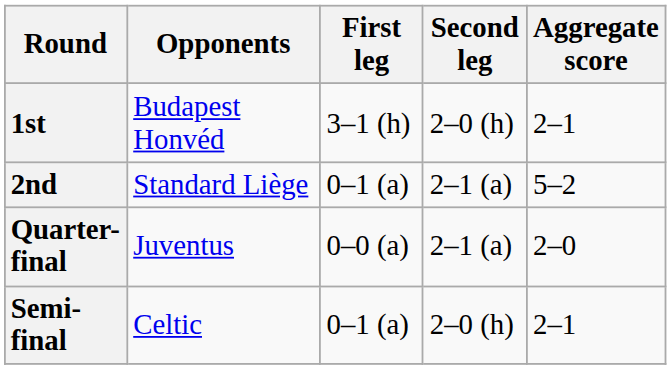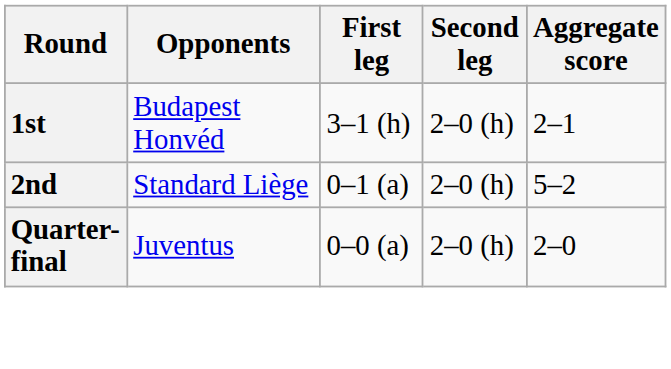(471, 184) 2–1 (a) -> (472, 184) 2–0 (h)
(471, 246) 2–1 (a) -> (472, 246) 2–0 (h)
- row: (46, 324)
